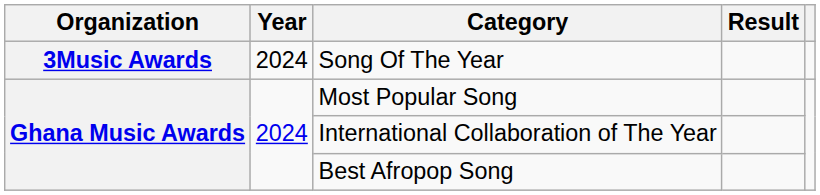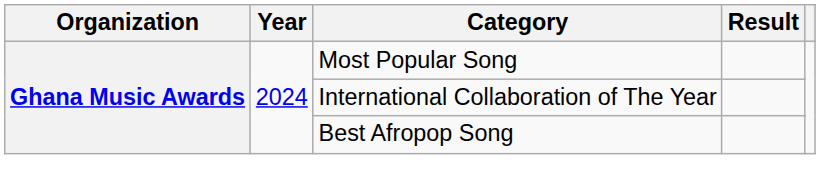- row: (411, 60)
